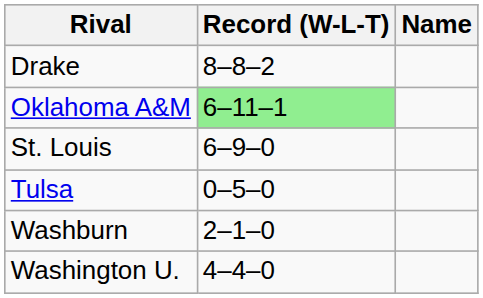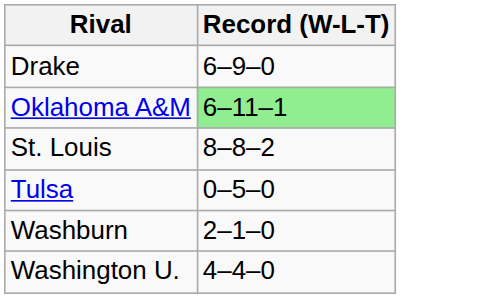- column: (437, 25)
(239, 66) 8–8–2 -> (239, 66) 6–9–0
(239, 148) 6–9–0 -> (239, 148) 8–8–2
